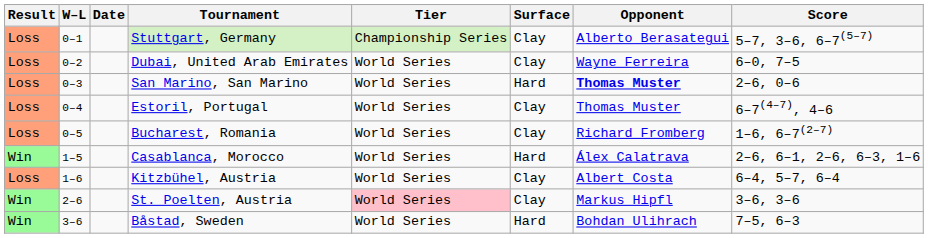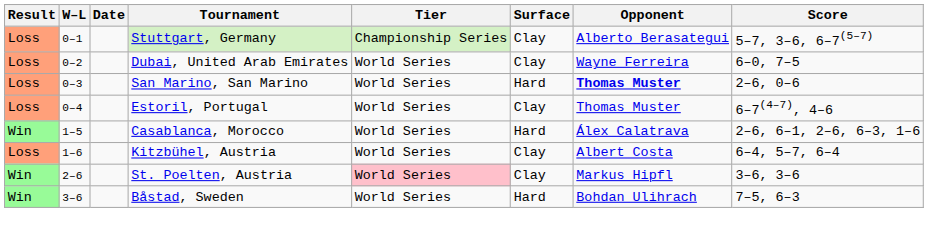- row: (204, 133)
